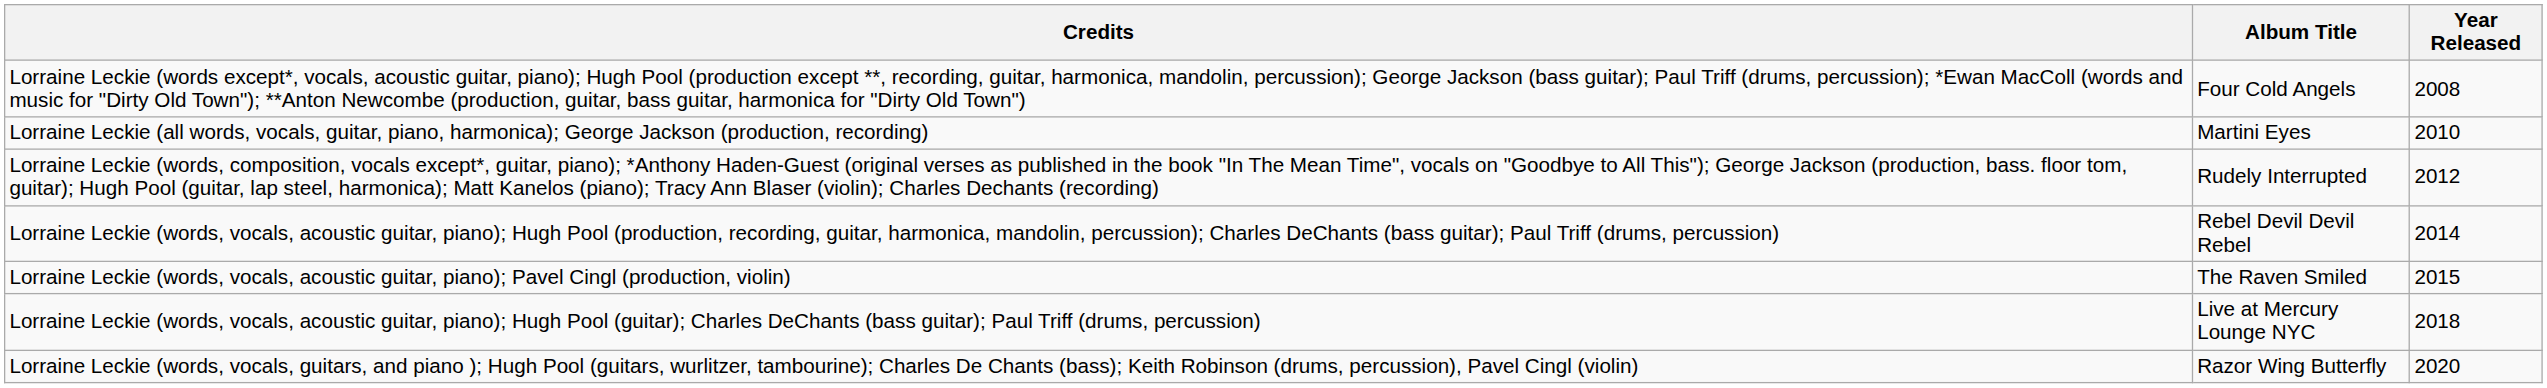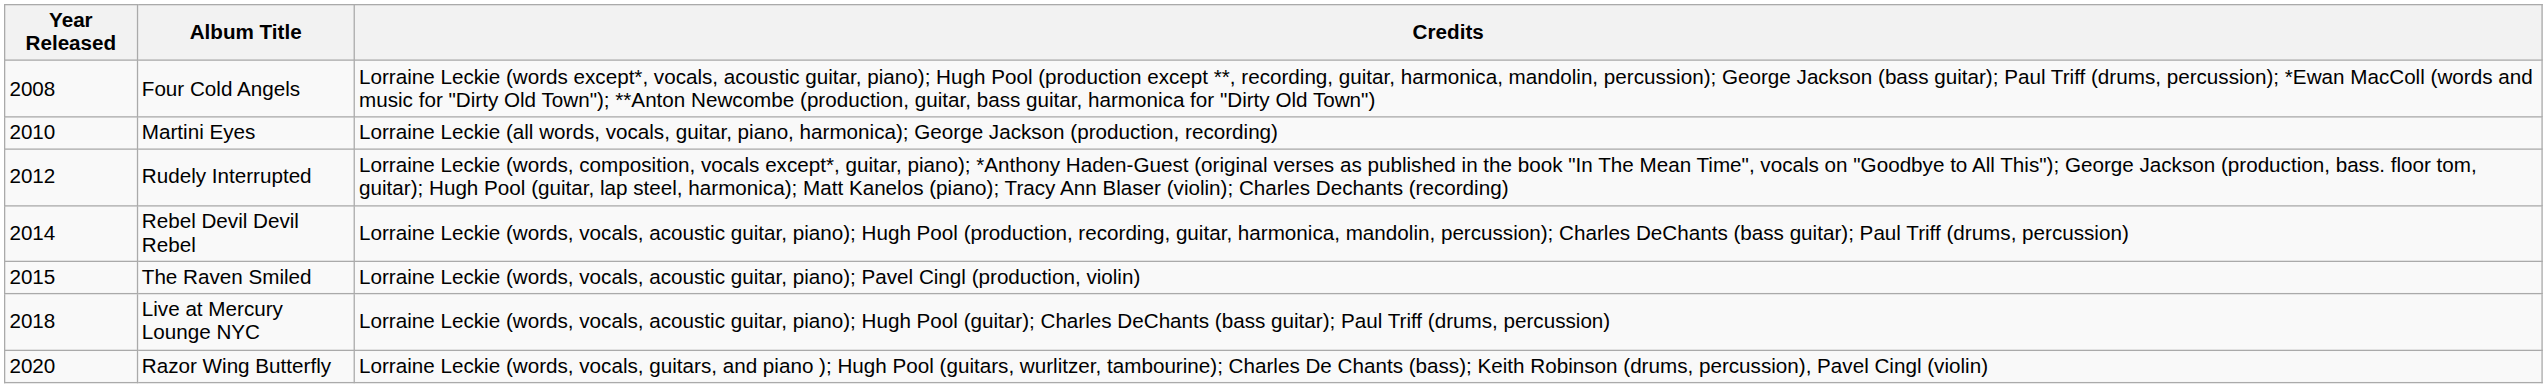columns swapped: (2476, 32) <-> (1099, 32)
